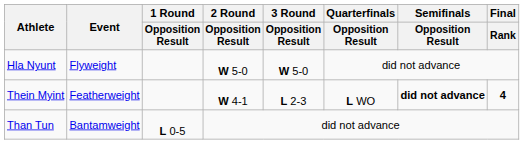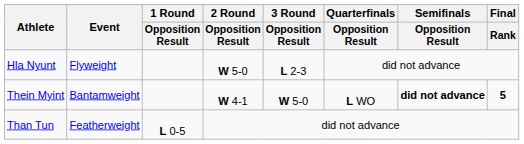(293, 71) W 5-0 -> (293, 71) L 2-3
(105, 95) Featherweight -> (105, 95) Bantamweight
(293, 101) L 2-3 -> (293, 101) W 5-0
(503, 95) 4 -> (503, 95) 5
(105, 125) Bantamweight -> (105, 125) Featherweight
